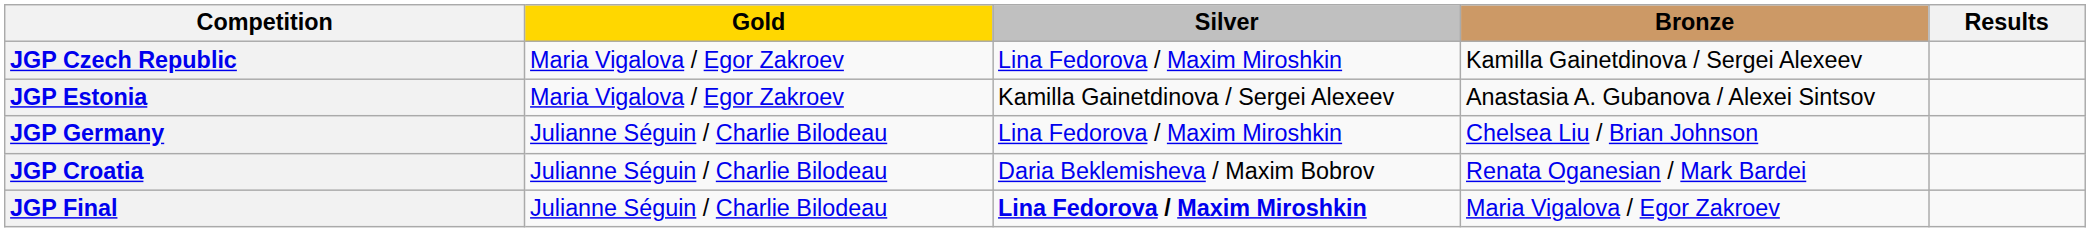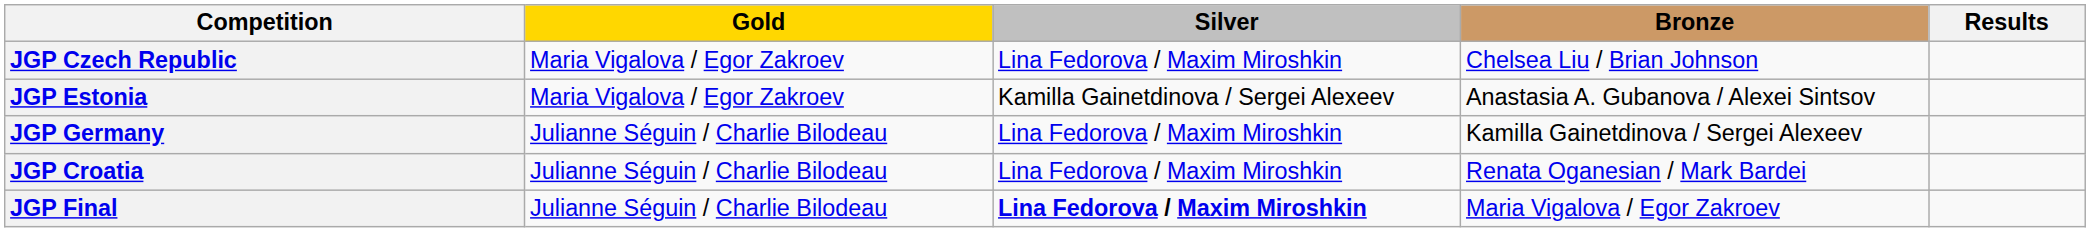(1664, 60) Kamilla Gainetdinova / Sergei Alexeev -> (1612, 60) Chelsea Liu / Brian Johnson
(1612, 134) Chelsea Liu / Brian Johnson -> (1664, 134) Kamilla Gainetdinova / Sergei Alexeev
(1186, 171) Daria Beklemisheva / Maxim Bobrov -> (1170, 171) Lina Fedorova / Maxim Miroshkin
